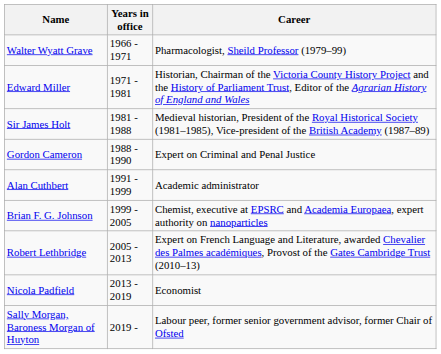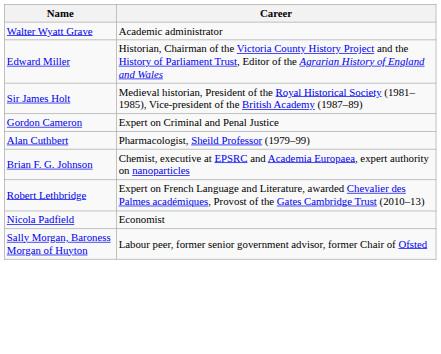- column: (130, 19)
(251, 50) Pharmacologist, Sheild Professor (1979–99) -> (171, 31) Academic administrator
(207, 185) Academic administrator -> (214, 140) Pharmacologist, Sheild Professor (1979–99)
